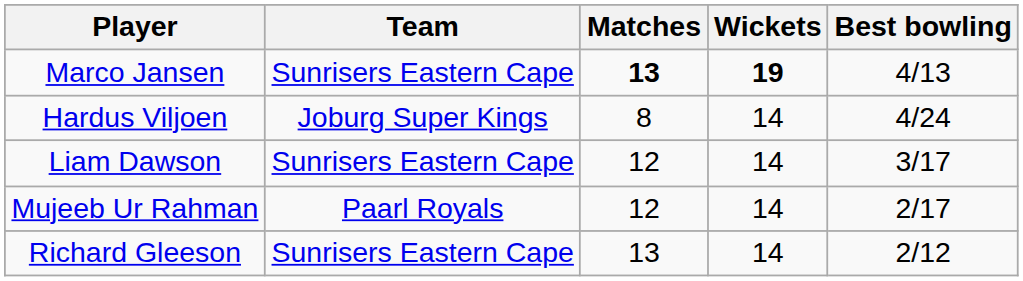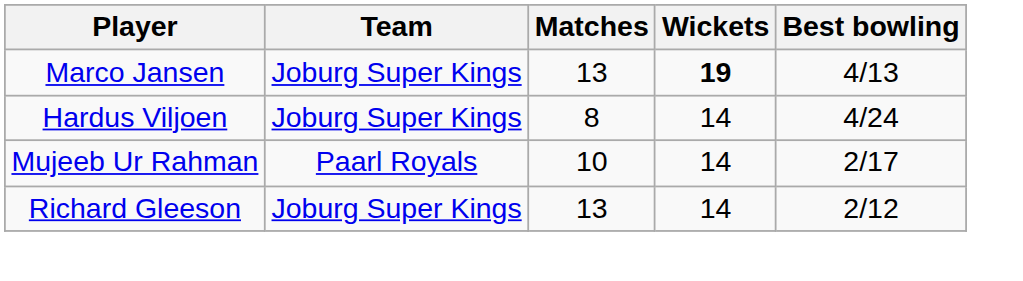(423, 72) Sunrisers Eastern Cape -> (397, 72) Joburg Super Kings
(644, 72) bold -> (592, 72) normal
- row: (135, 162)
(644, 207) 12 -> (592, 162) 10
(423, 252) Sunrisers Eastern Cape -> (397, 207) Joburg Super Kings
